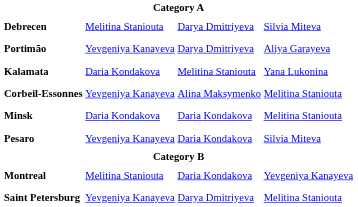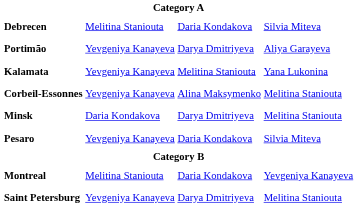(216, 26) Darya Dmitriyeva -> (215, 26) Daria Kondakova
(123, 71) Daria Kondakova -> (130, 71) Yevgeniya Kanayeva
(215, 116) Daria Kondakova -> (216, 116) Darya Dmitriyeva
